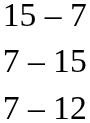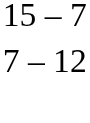- row: (45, 61)
